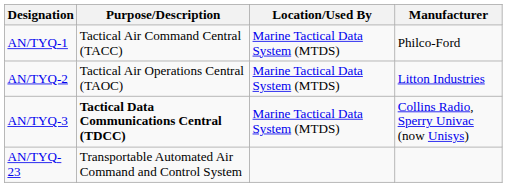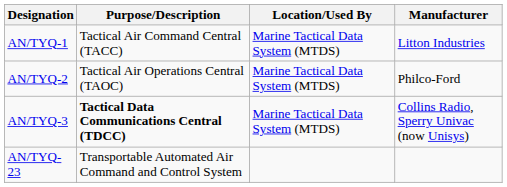(429, 43) Philco-Ford -> (441, 43) Litton Industries
(441, 78) Litton Industries -> (429, 78) Philco-Ford
